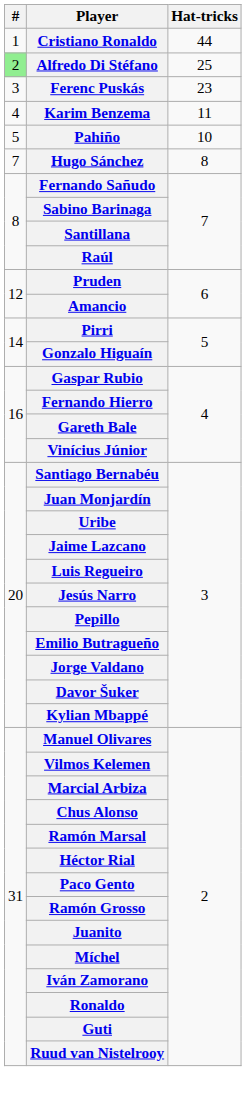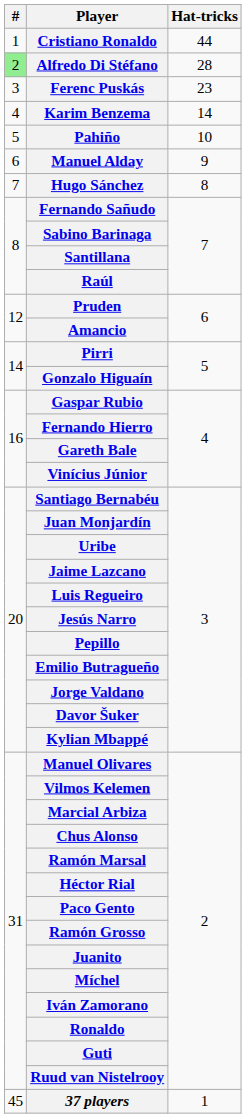(205, 64) 25 -> (205, 64) 28
(205, 112) 11 -> (205, 112) 14
+ row: (97, 161)
+ row: (97, 1101)
